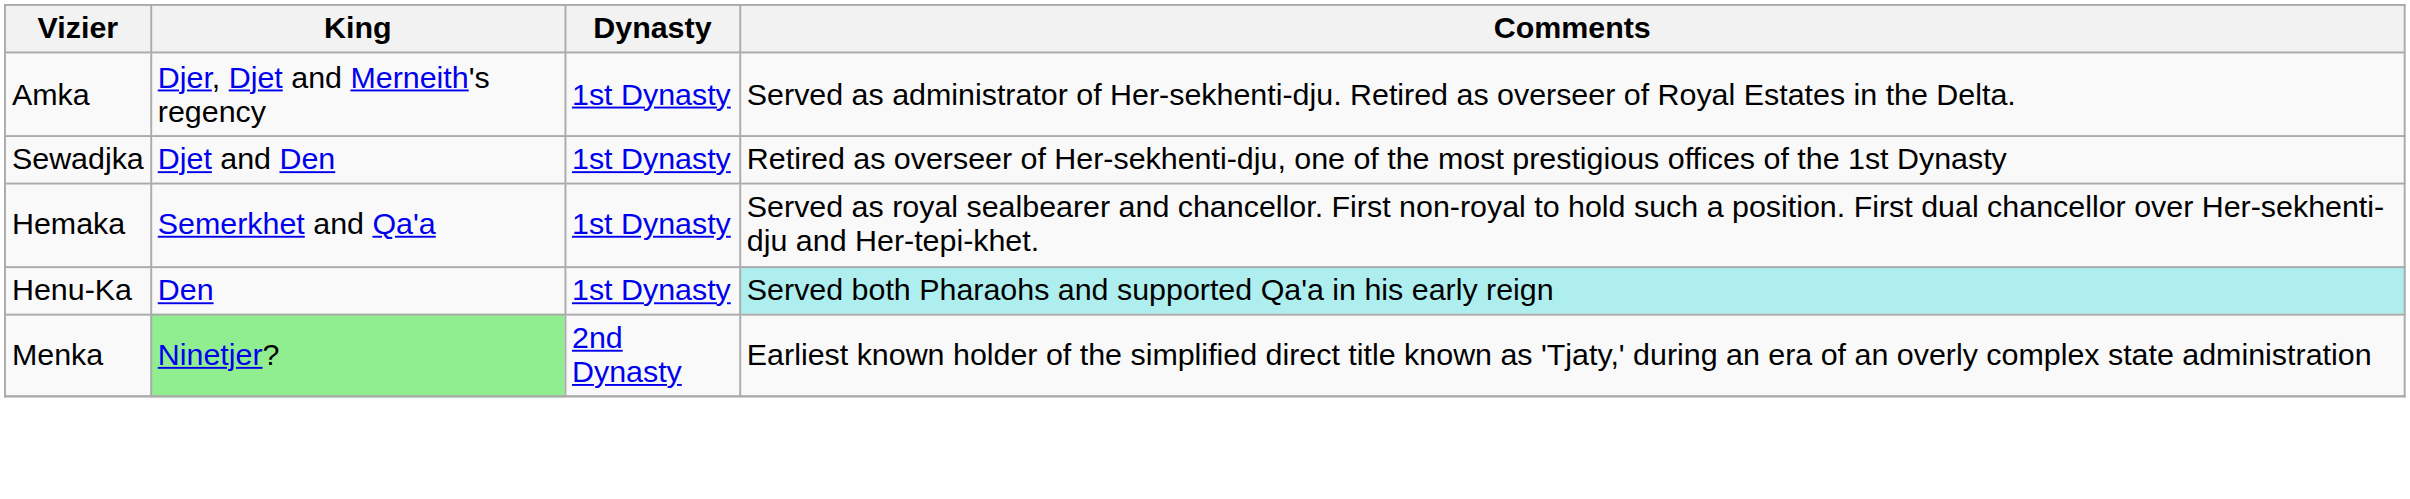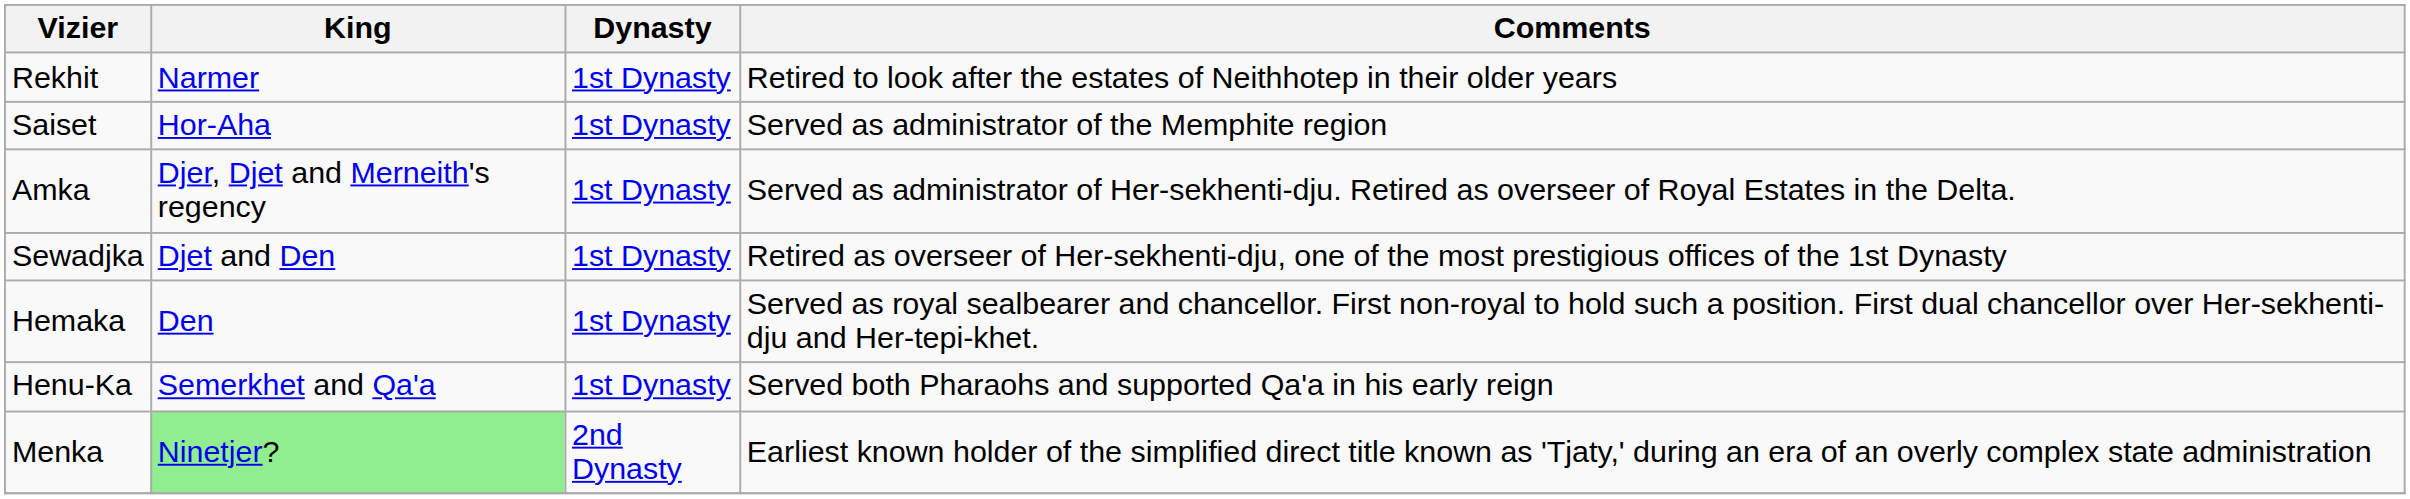+ row: (55, 76)
+ row: (54, 125)
(297, 224) Semerkhet and Qa'a -> (186, 320) Den
(186, 289) Den -> (297, 386) Semerkhet and Qa'a
(1150, 289) paleturquoise background -> (1150, 386) no background
